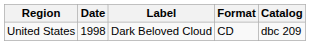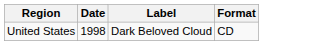- column: (282, 13)
